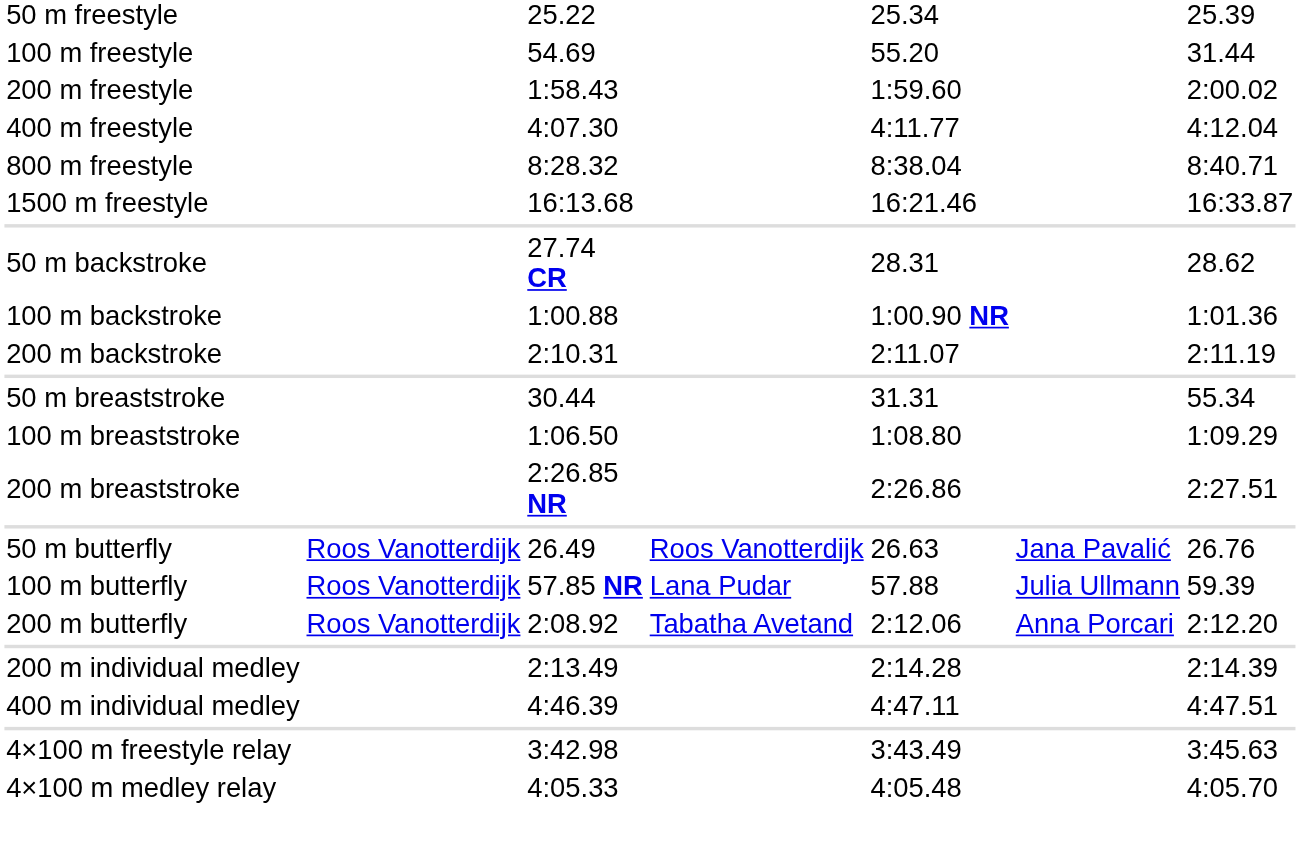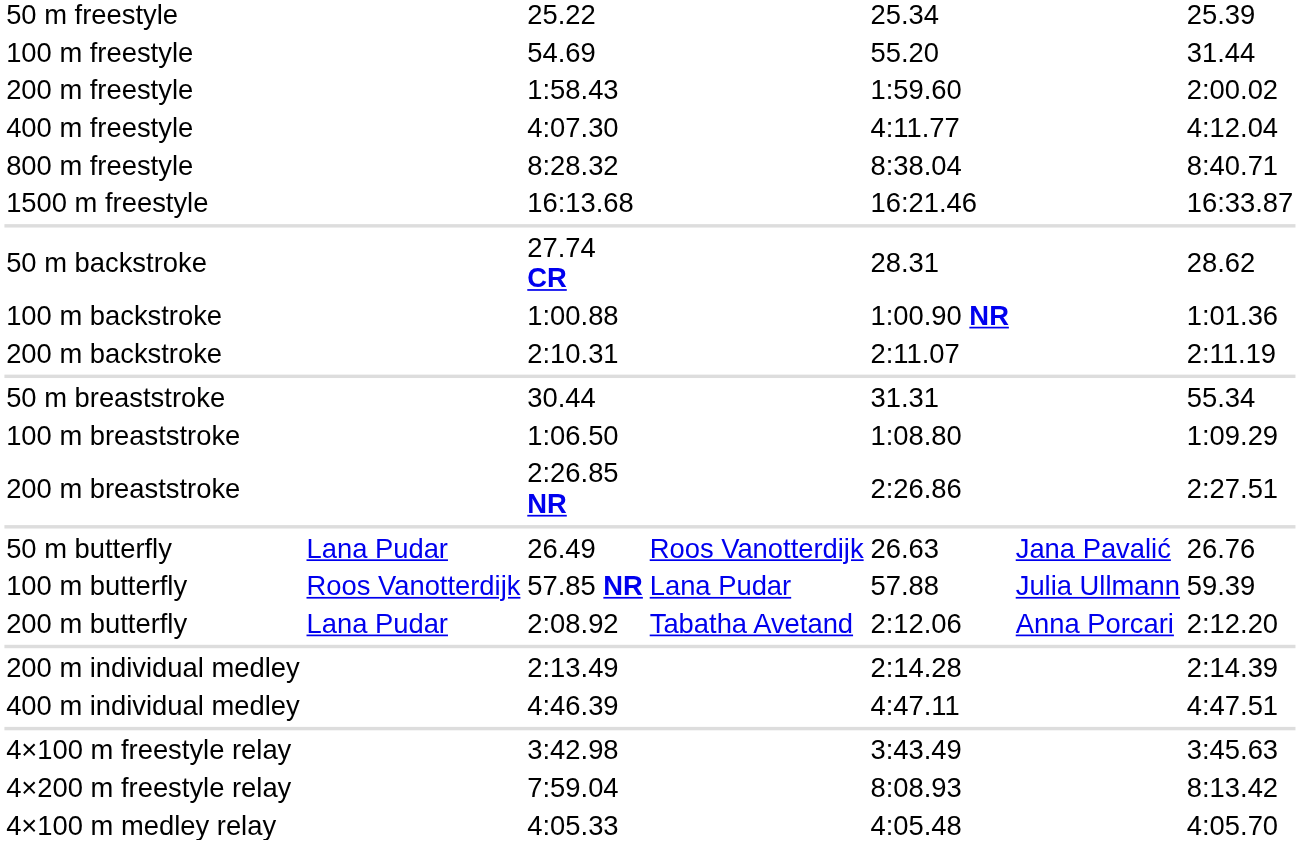(413, 548) Roos Vanotterdijk -> (377, 548) Lana Pudar
(413, 623) Roos Vanotterdijk -> (377, 623) Lana Pudar
+ row: (149, 788)
